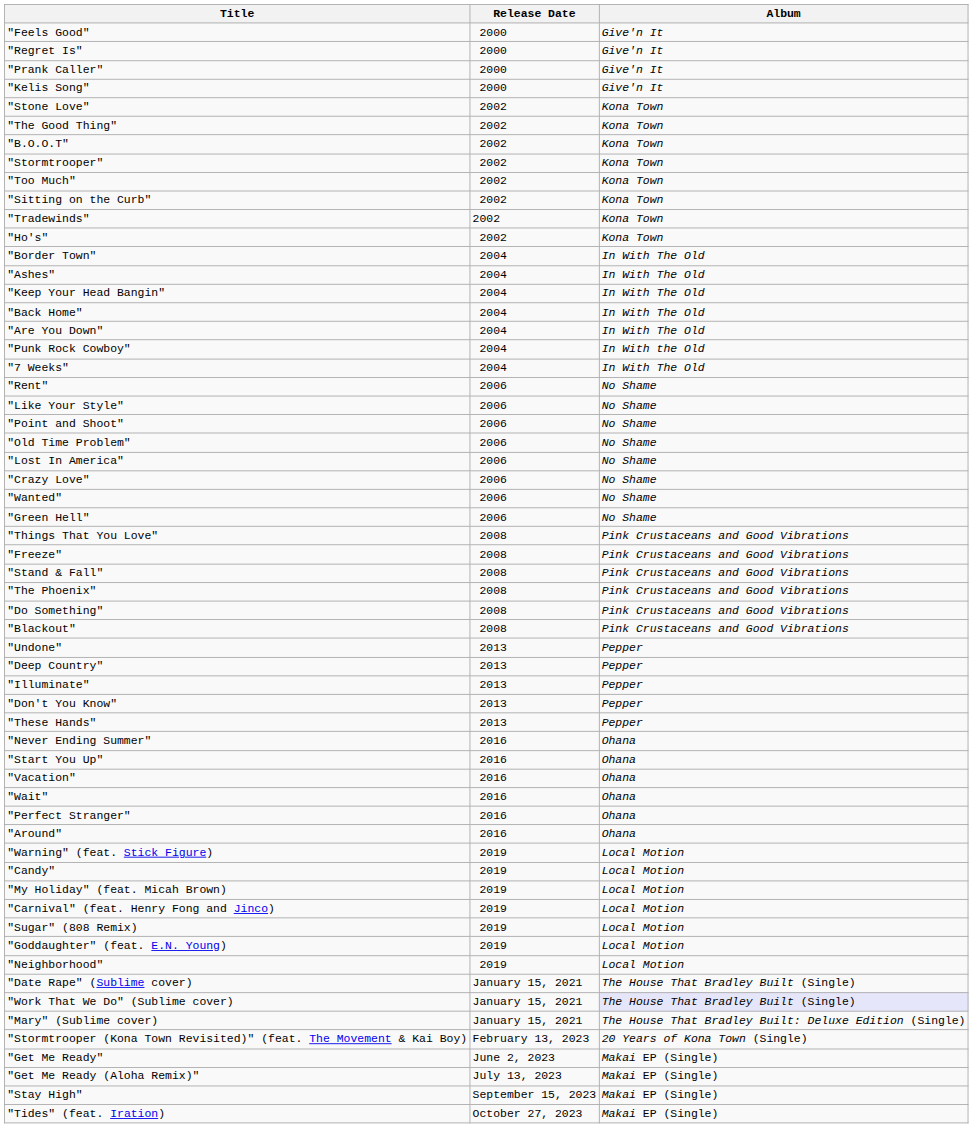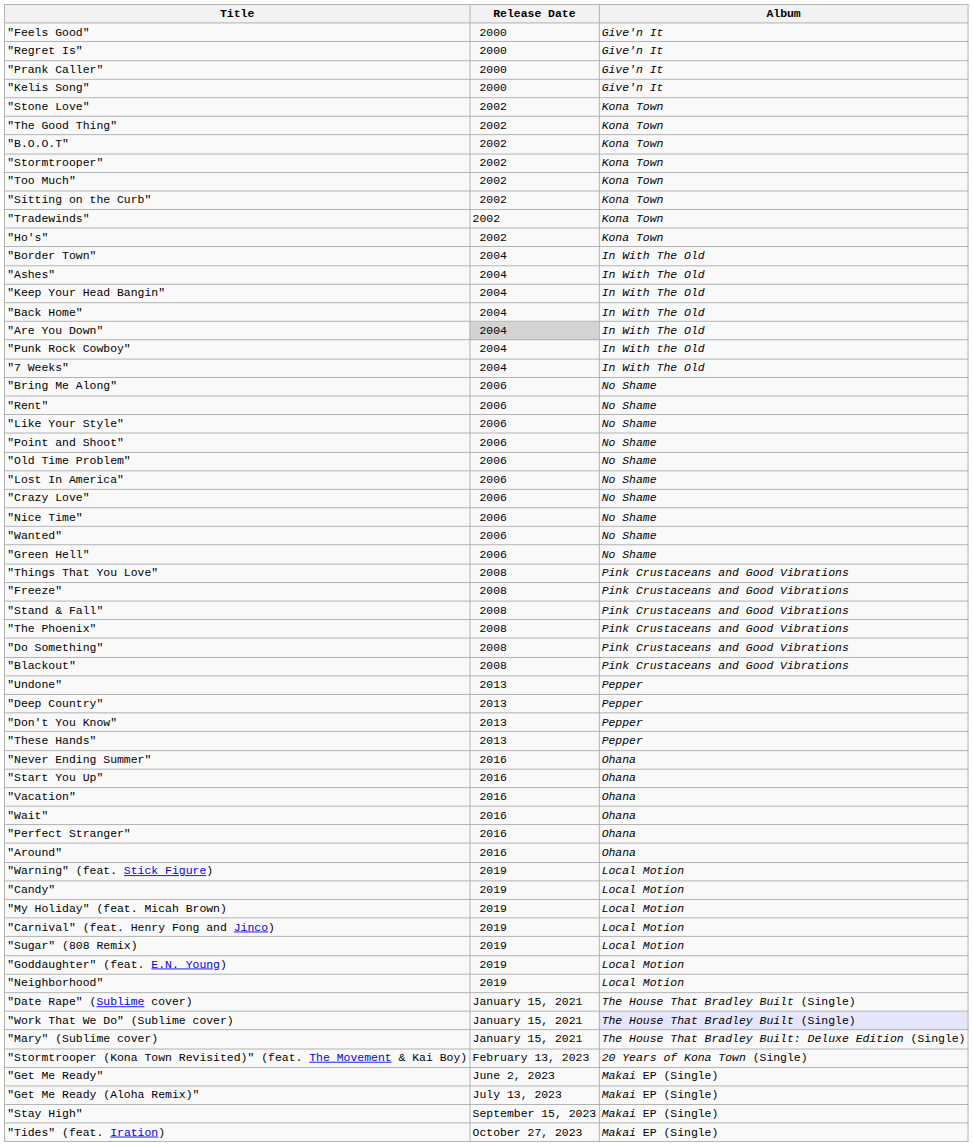(490, 331) no background -> (490, 331) lightgrey background
+ row: (62, 387)
+ row: (45, 517)
- row: (48, 685)
